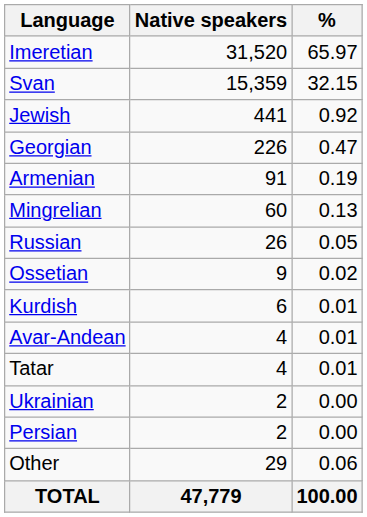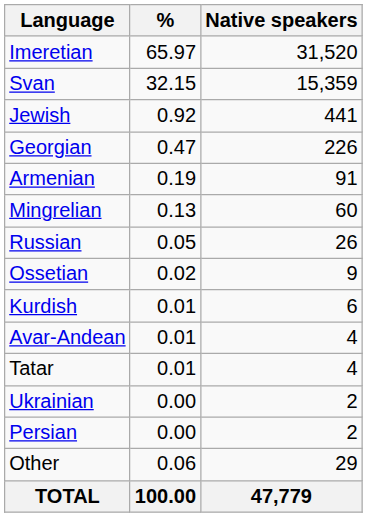columns swapped: (211, 20) <-> (327, 20)
